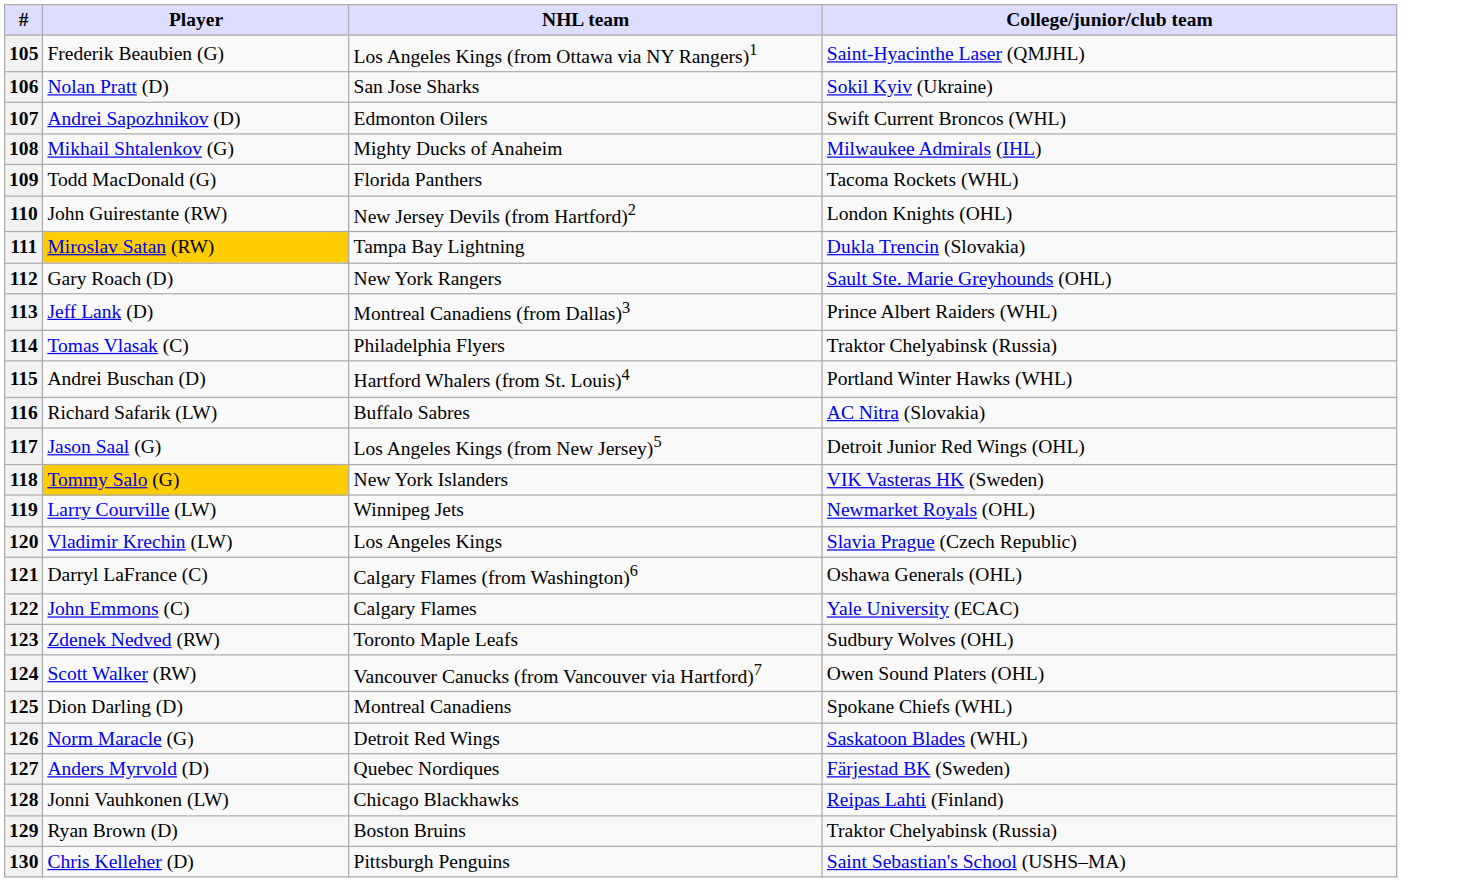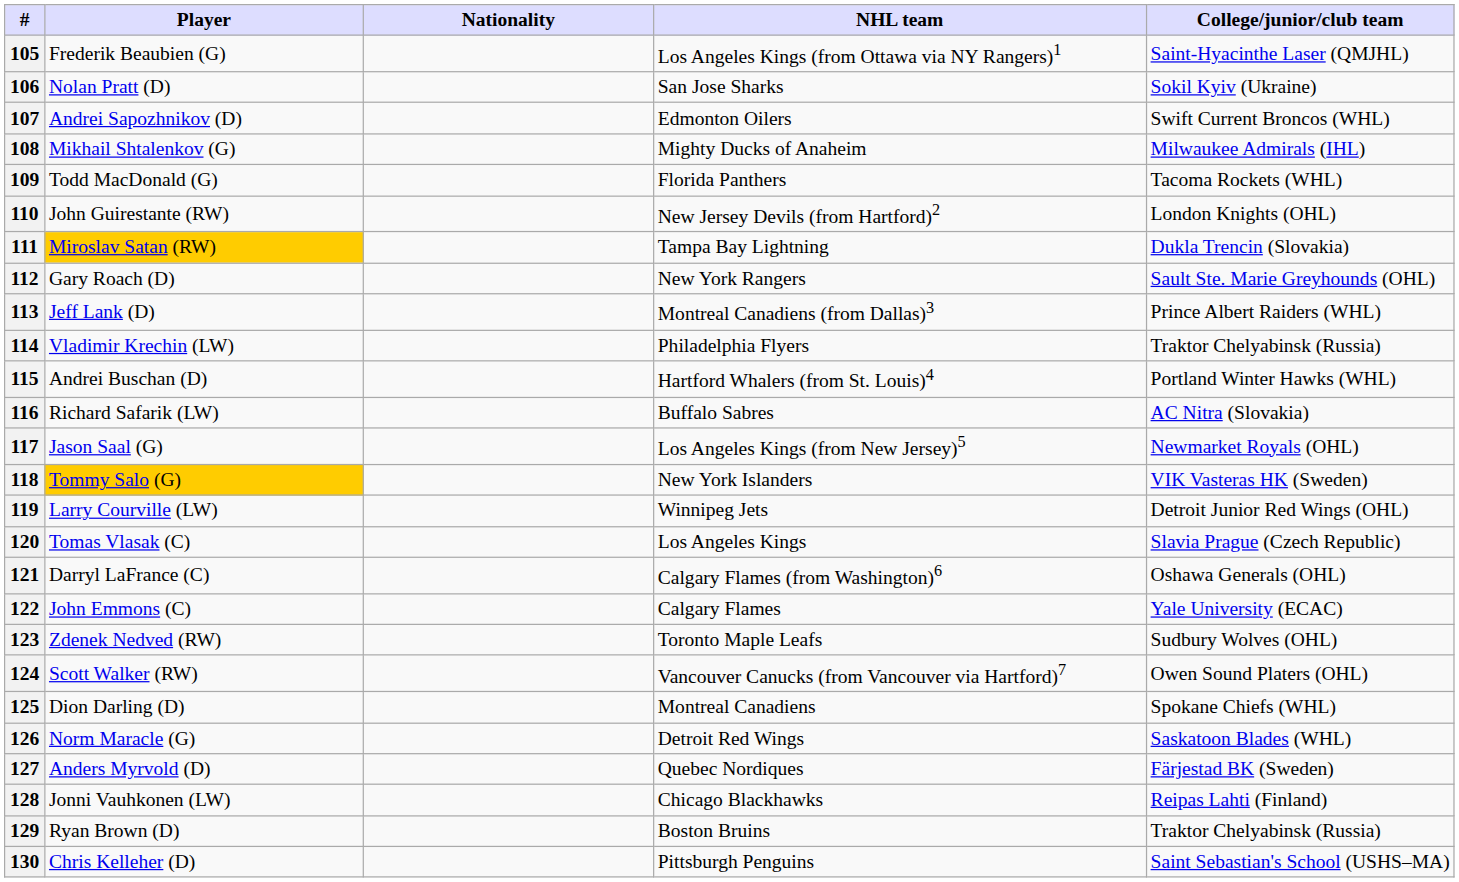+ column: (508, 19)
(118, 345) Tomas Vlasak (C) -> (141, 345) Vladimir Krechin (LW)
(956, 446) Detroit Junior Red Wings (OHL) -> (1255, 446) Newmarket Royals (OHL)
(931, 510) Newmarket Royals (OHL) -> (1280, 510) Detroit Junior Red Wings (OHL)
(140, 541) Vladimir Krechin (LW) -> (120, 541) Tomas Vlasak (C)
